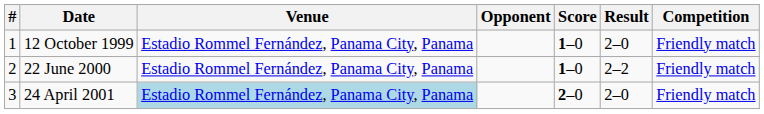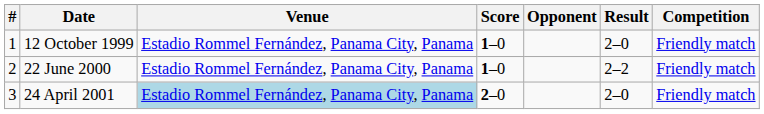columns swapped: (516, 17) <-> (577, 17)
